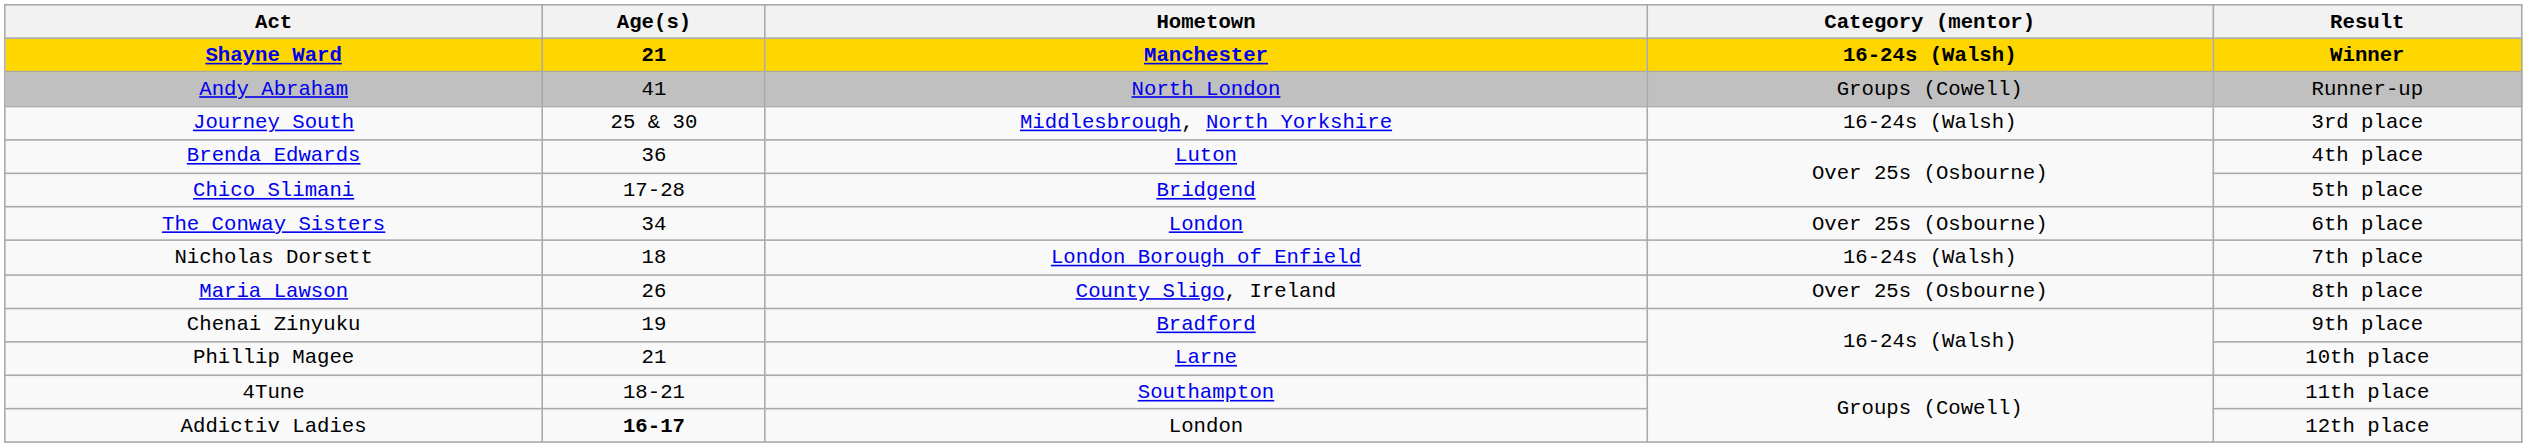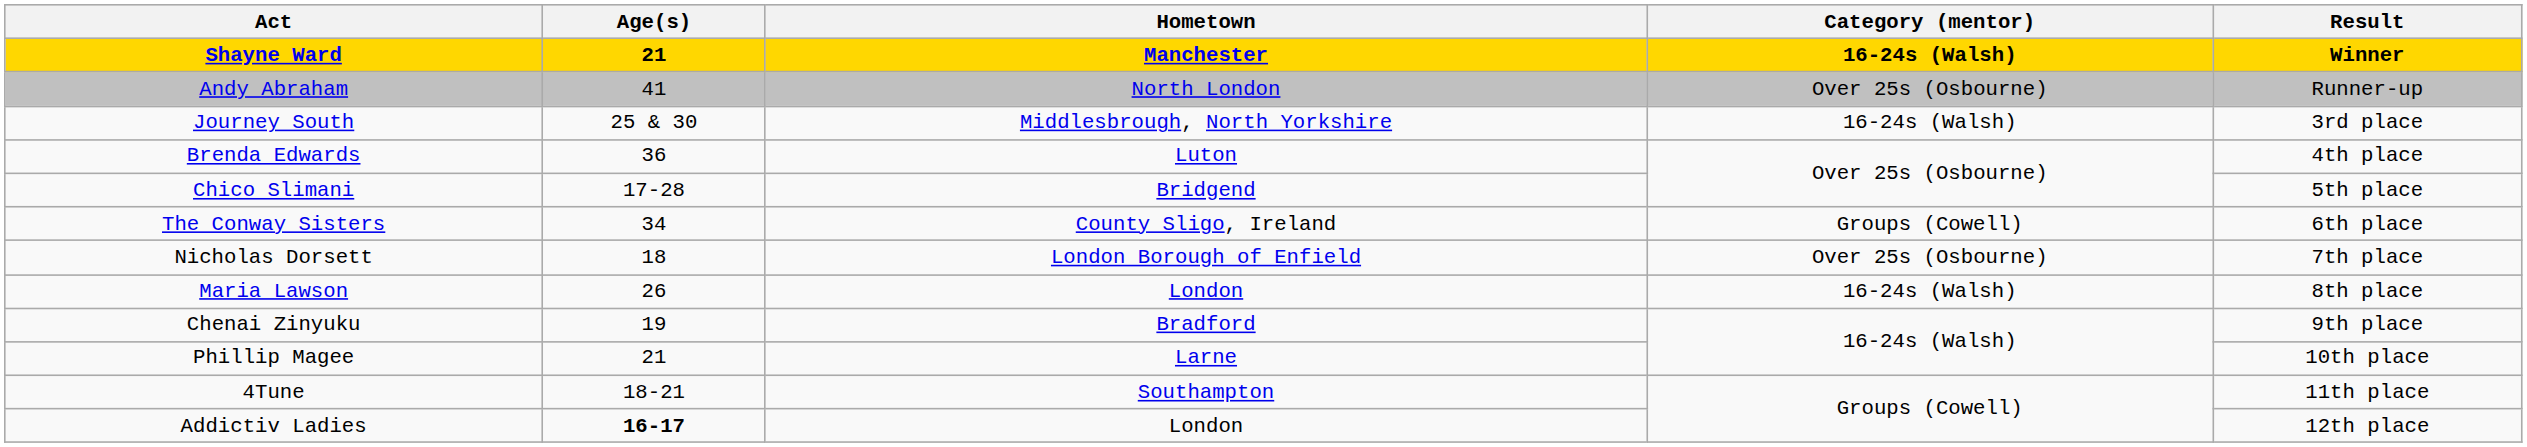(1930, 89) Groups (Cowell) -> (1930, 89) Over 25s (Osbourne)
(1206, 224) London -> (1206, 224) County Sligo, Ireland
(1930, 224) Over 25s (Osbourne) -> (1930, 224) Groups (Cowell)
(1930, 257) 16-24s (Walsh) -> (1930, 257) Over 25s (Osbourne)
(1206, 291) County Sligo, Ireland -> (1206, 291) London
(1930, 291) Over 25s (Osbourne) -> (1930, 291) 16-24s (Walsh)
